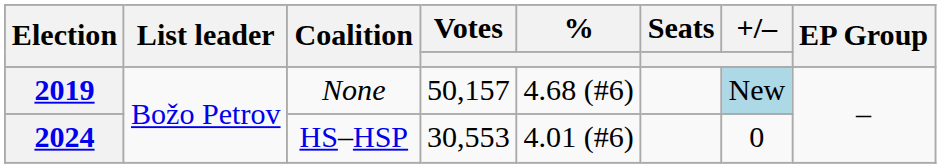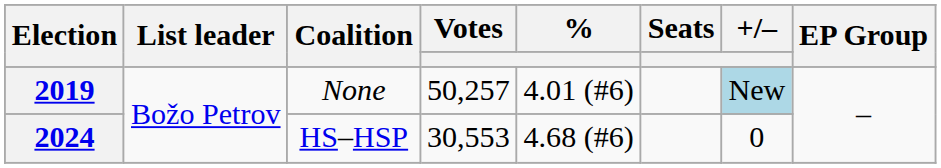(468, 89) 50,157 -> (468, 89) 50,257
(579, 89) 4.68 (#6) -> (579, 89) 4.01 (#6)
(579, 137) 4.01 (#6) -> (579, 137) 4.68 (#6)
